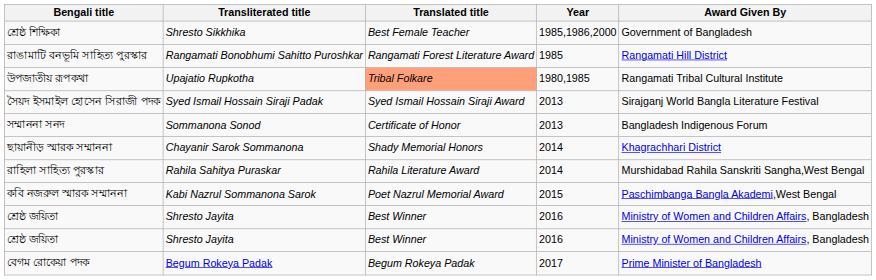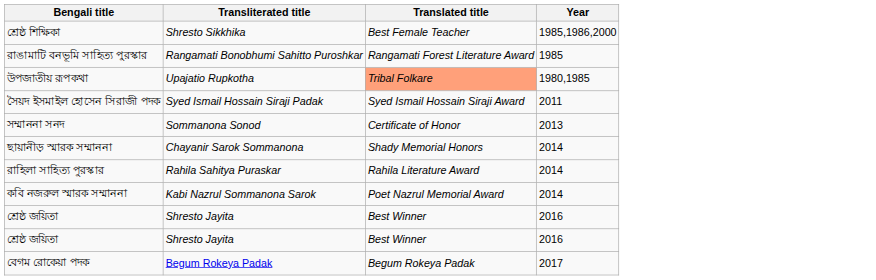- column: (745, 13)
(551, 102) 2013 -> (551, 102) 2011
(551, 194) 2015 -> (551, 194) 2014
